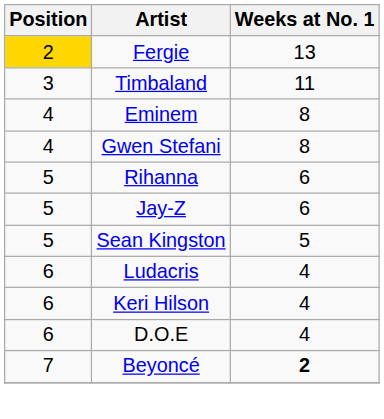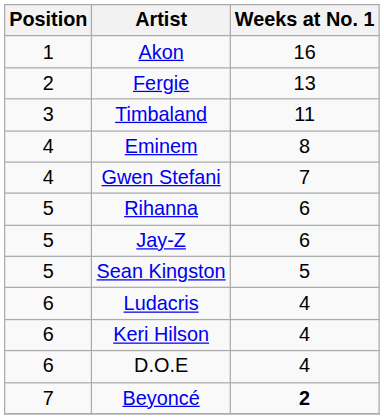+ row: (161, 51)
(48, 51) gold background -> (48, 83) no background
(305, 146) 8 -> (305, 177) 7
